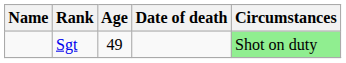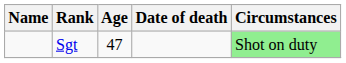(115, 44) 49 -> (115, 44) 47
